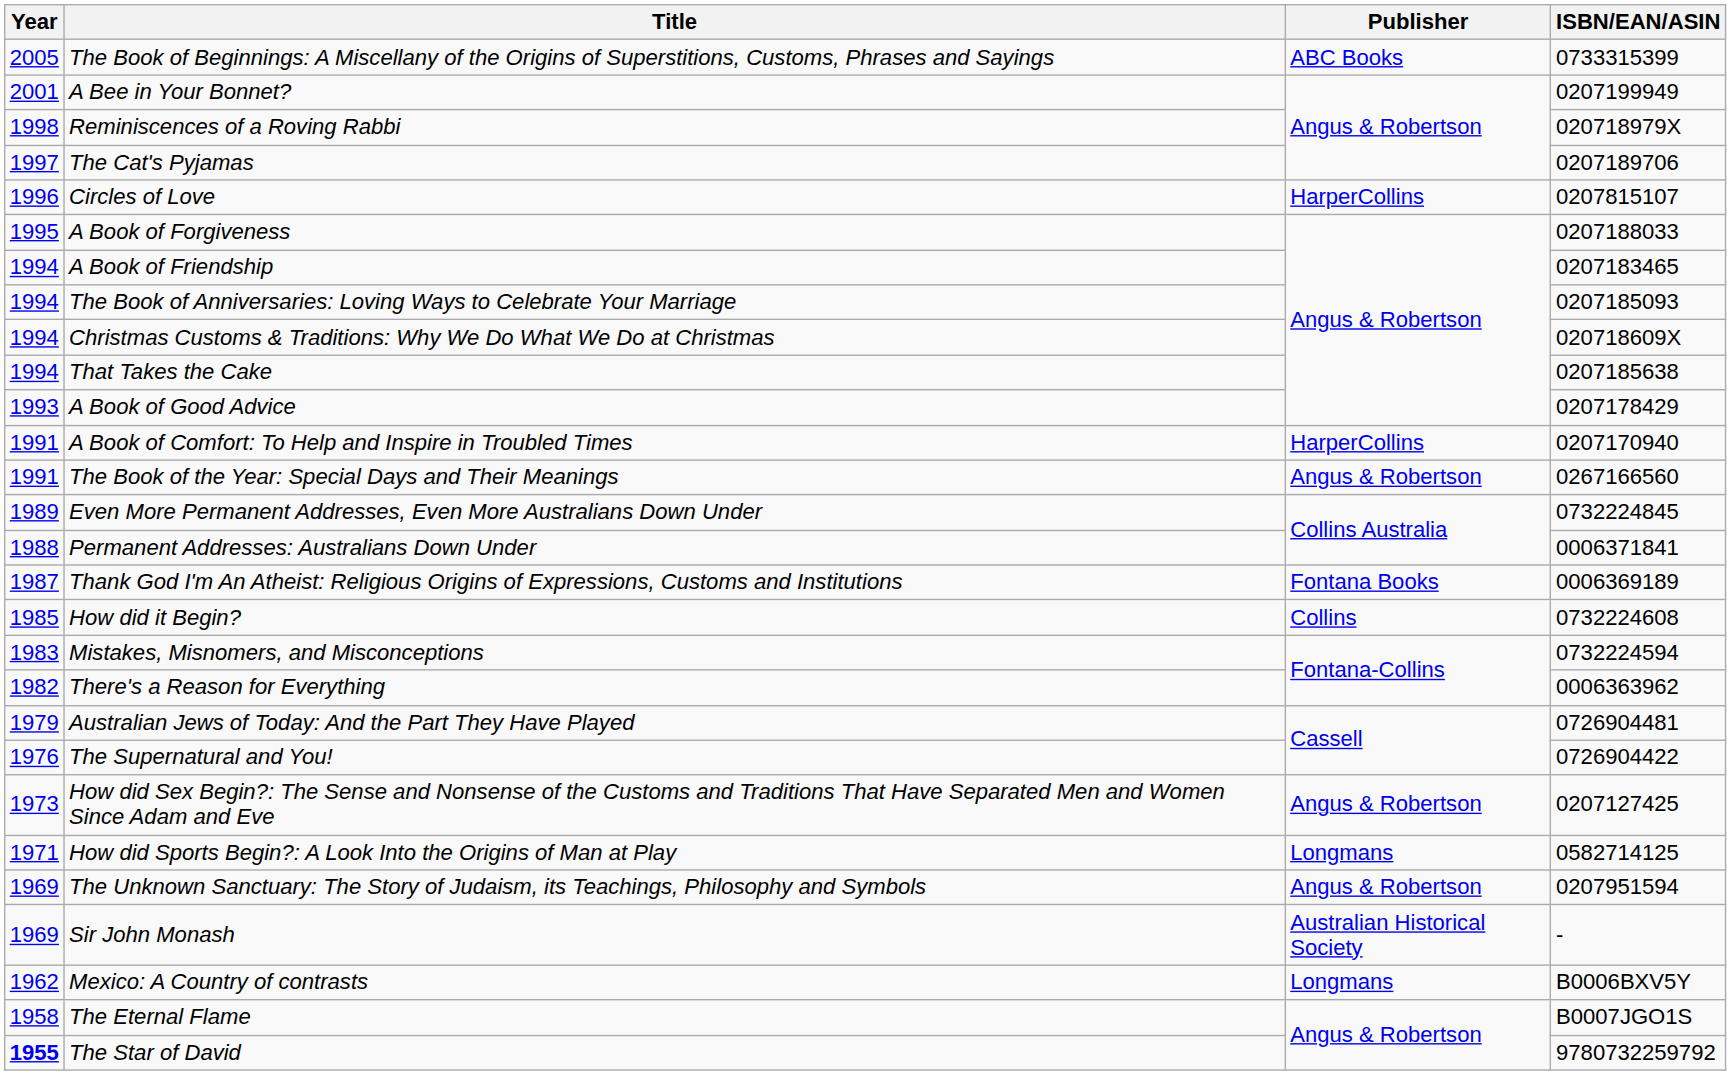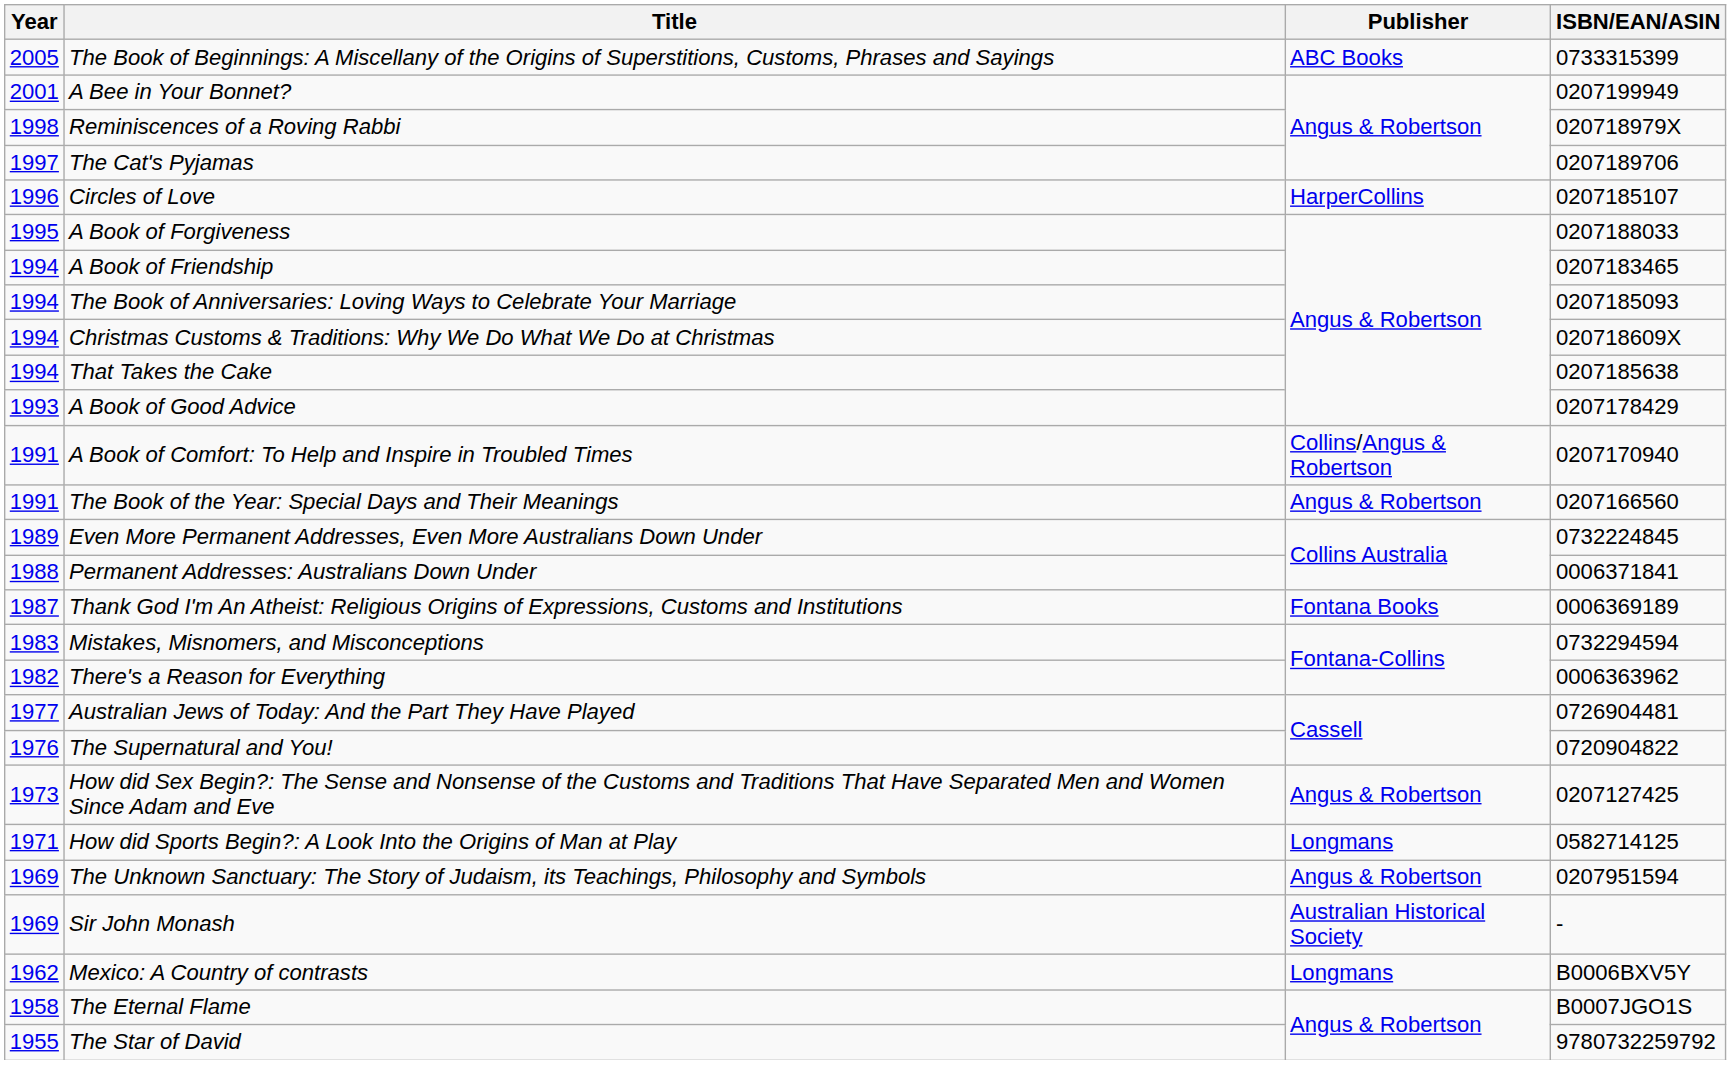(1617, 197) 0207815107 -> (1617, 197) 0207185107
(1357, 442) HarperCollins -> (1368, 454) Collins/Angus & Robertson
(1617, 477) 0267166560 -> (1617, 502) 0207166560
- row: (155, 617)
(1617, 652) 0732224594 -> (1617, 642) 0732294594
(34, 722) 1979 -> (34, 712) 1977
(1617, 757) 0726904422 -> (1617, 747) 0720904822
(34, 1052) bold -> (34, 1042) normal
